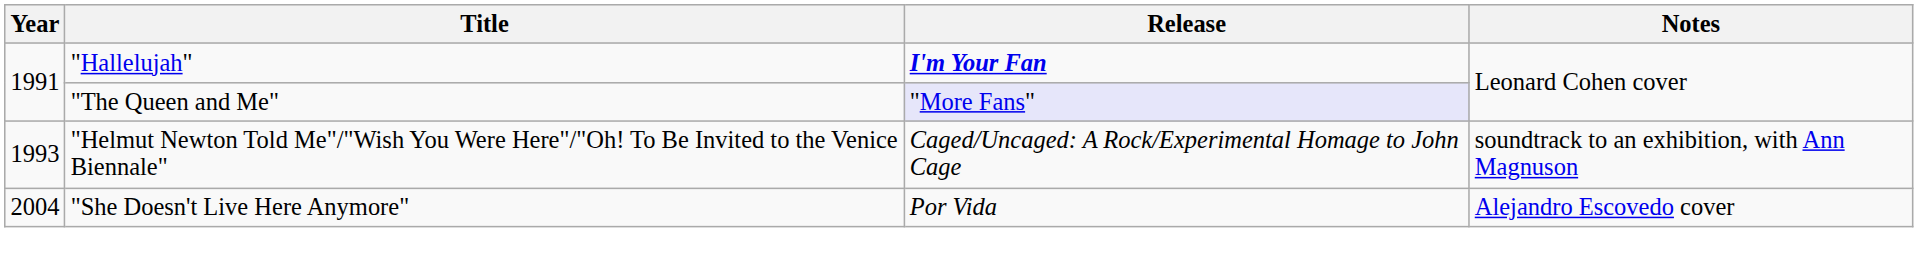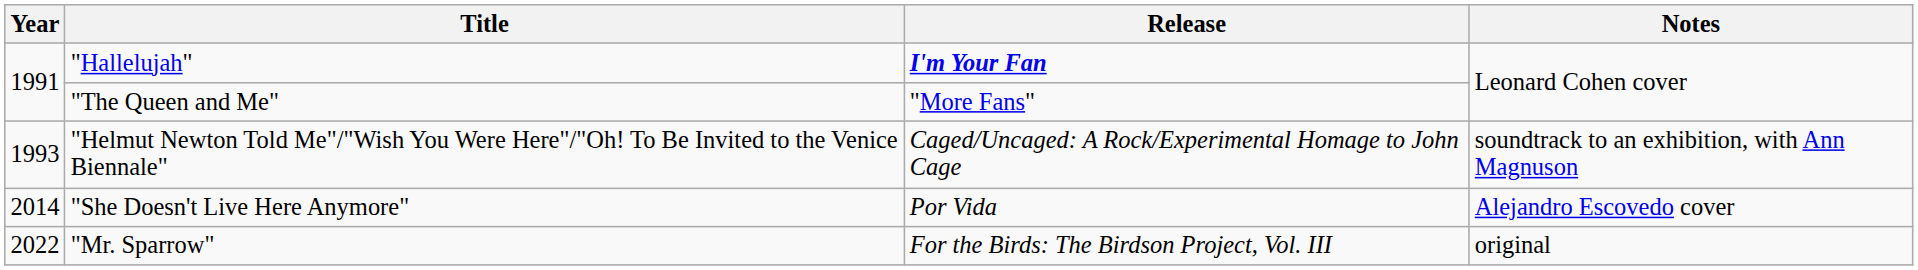(972, 101) lavender background -> (972, 101) no background
(35, 206) 2004 -> (35, 206) 2014
+ row: (143, 245)
